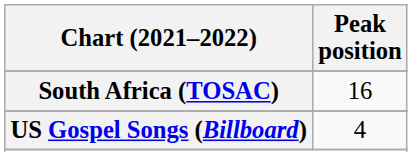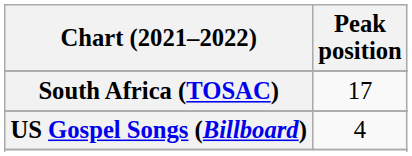(360, 90) 16 -> (360, 90) 17
